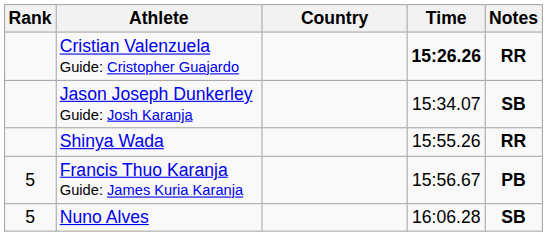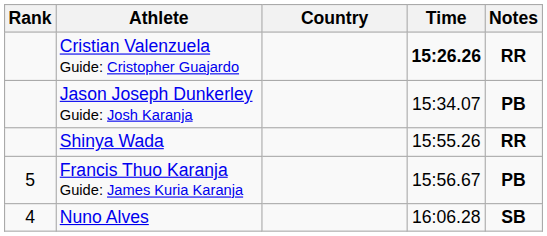(514, 103) SB -> (514, 103) PB
(30, 217) 5 -> (30, 217) 4
